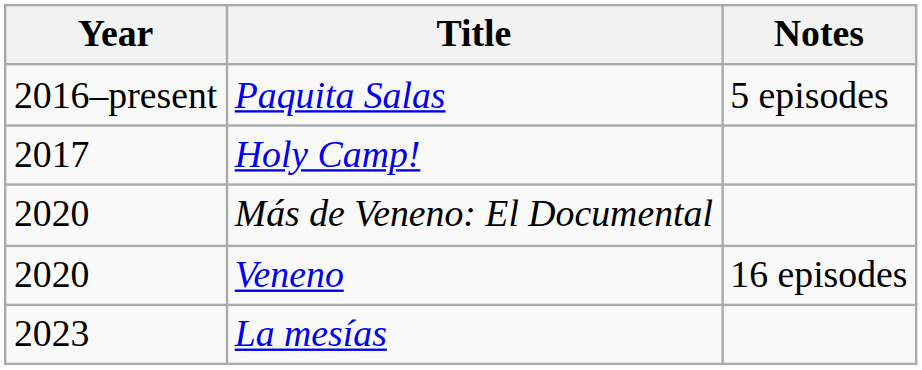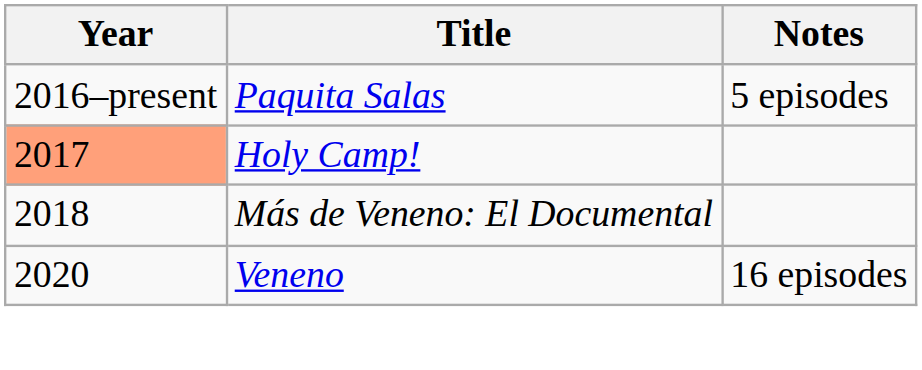(52, 154) no background -> (52, 154) lightsalmon background
(52, 214) 2020 -> (52, 214) 2018
- row: (311, 333)
